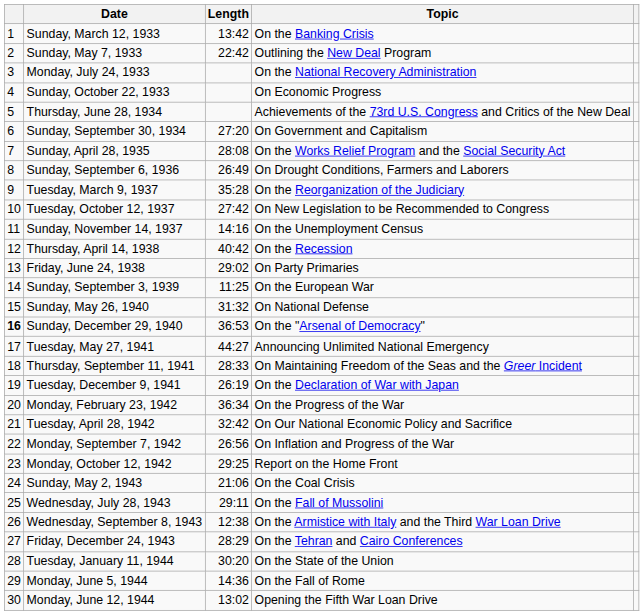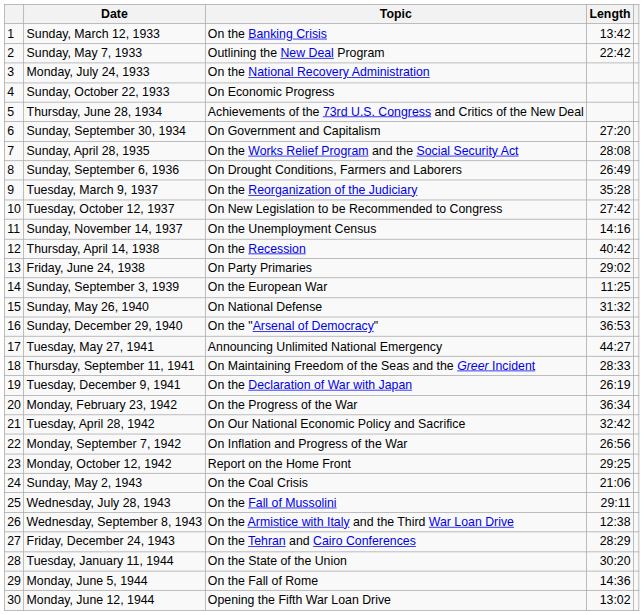columns swapped: (443, 14) <-> (228, 14)
(14, 326) bold -> (14, 326) normal
